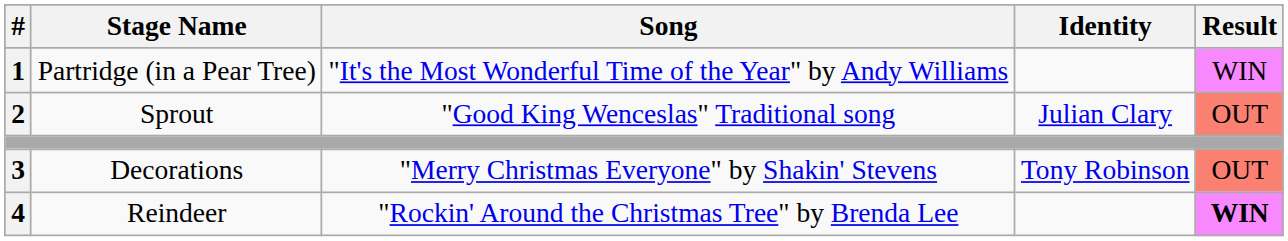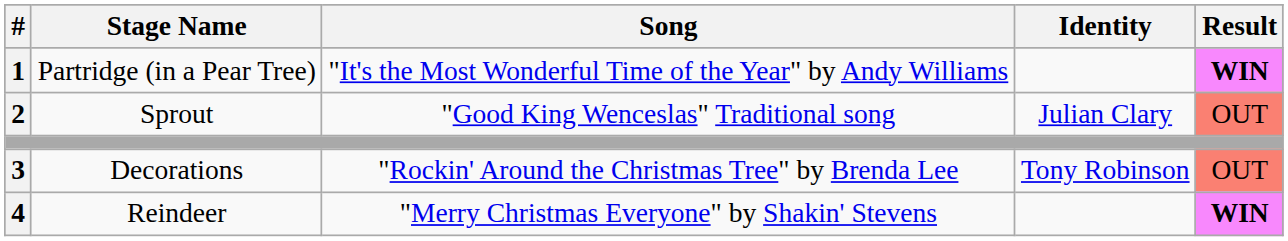(1240, 69) normal -> (1240, 69) bold
(668, 169) "Merry Christmas Everyone" by Shakin' Stevens -> (668, 169) "Rockin' Around the Christmas Tree" by Brenda Lee
(668, 213) "Rockin' Around the Christmas Tree" by Brenda Lee -> (668, 213) "Merry Christmas Everyone" by Shakin' Stevens
